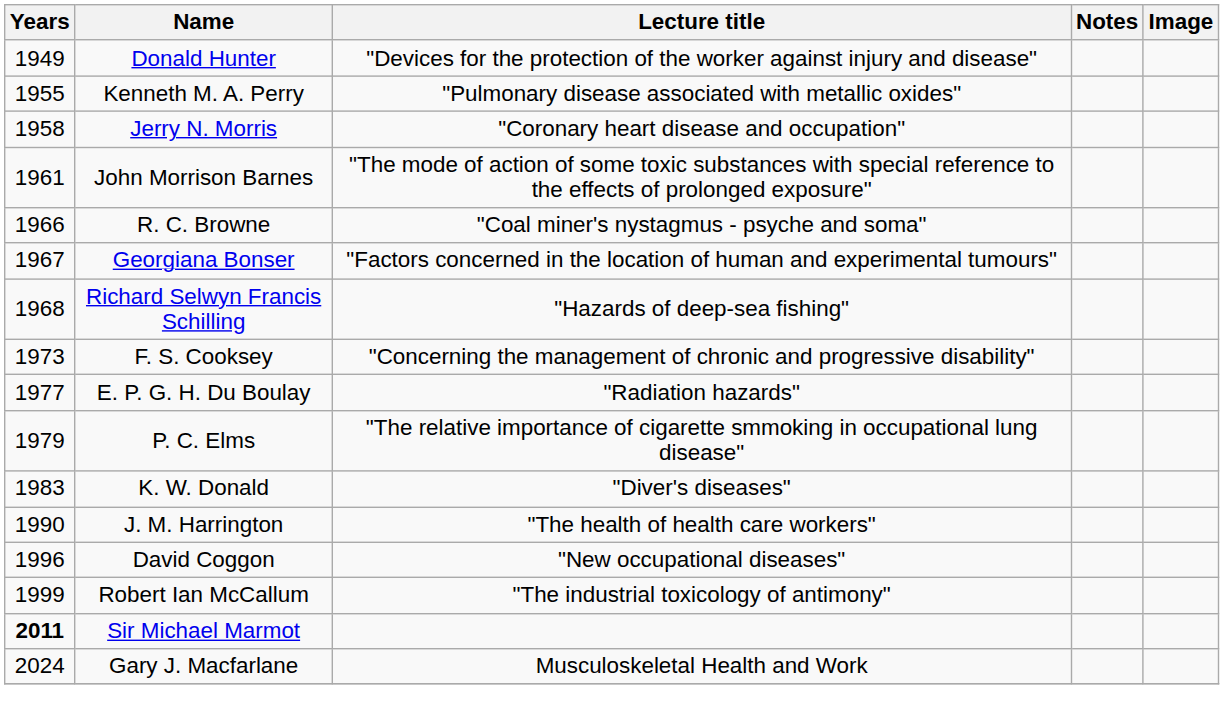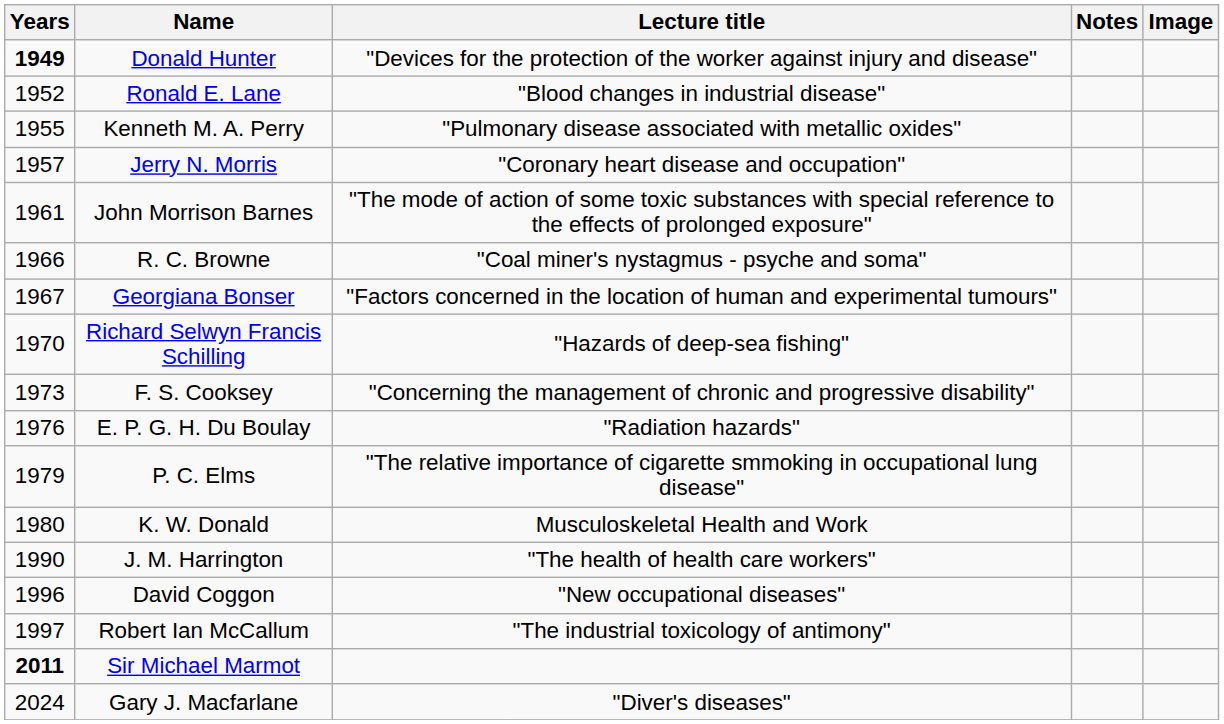(40, 57) normal -> (40, 57) bold
+ row: (204, 93)
(40, 128) 1958 -> (40, 164) 1957
(40, 308) 1968 -> (40, 344) 1970
(40, 392) 1977 -> (40, 427) 1976
(40, 488) 1983 -> (40, 524) 1980
(702, 488) "Diver's diseases" -> (702, 524) Musculoskeletal Health and Work
(40, 595) 1999 -> (40, 630) 1997
(702, 666) Musculoskeletal Health and Work -> (702, 701) "Diver's diseases"
